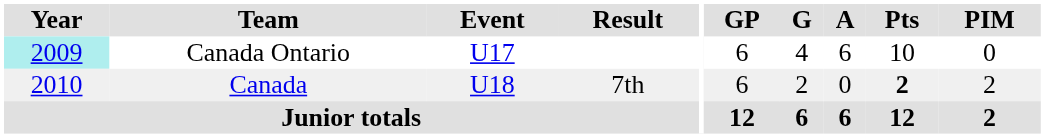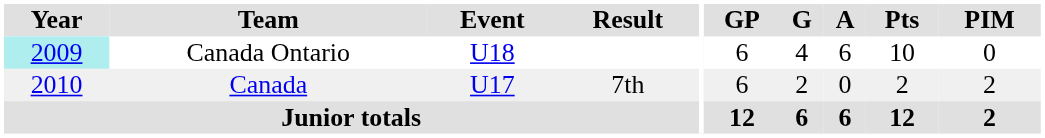(492, 52) U17 -> (492, 52) U18
(492, 84) U18 -> (492, 84) U17
(902, 84) bold -> (902, 84) normal
